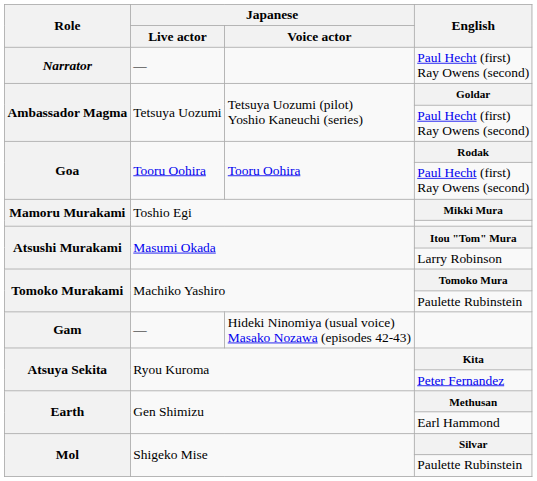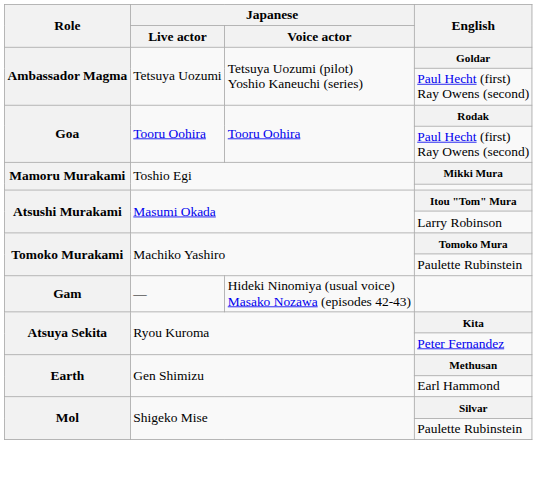- row: (67, 65)
